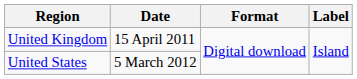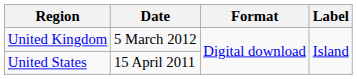(155, 39) 15 April 2011 -> (155, 39) 5 March 2012
(155, 62) 5 March 2012 -> (155, 62) 15 April 2011
